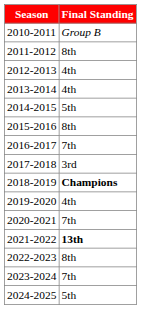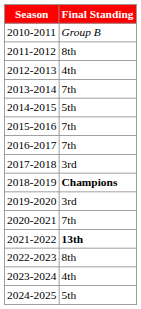(69, 88) 4th -> (69, 88) 7th
(69, 126) 8th -> (69, 126) 7th
(69, 201) 4th -> (69, 201) 3rd
(69, 276) 7th -> (69, 276) 4th
